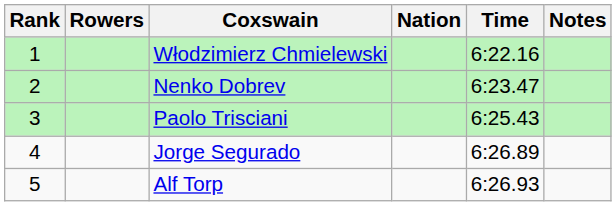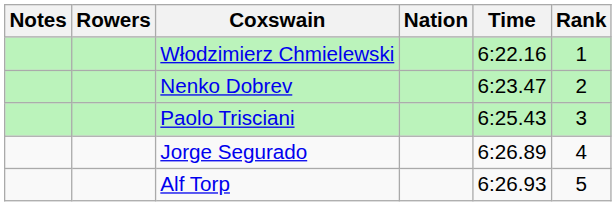columns swapped: (35, 20) <-> (578, 20)
